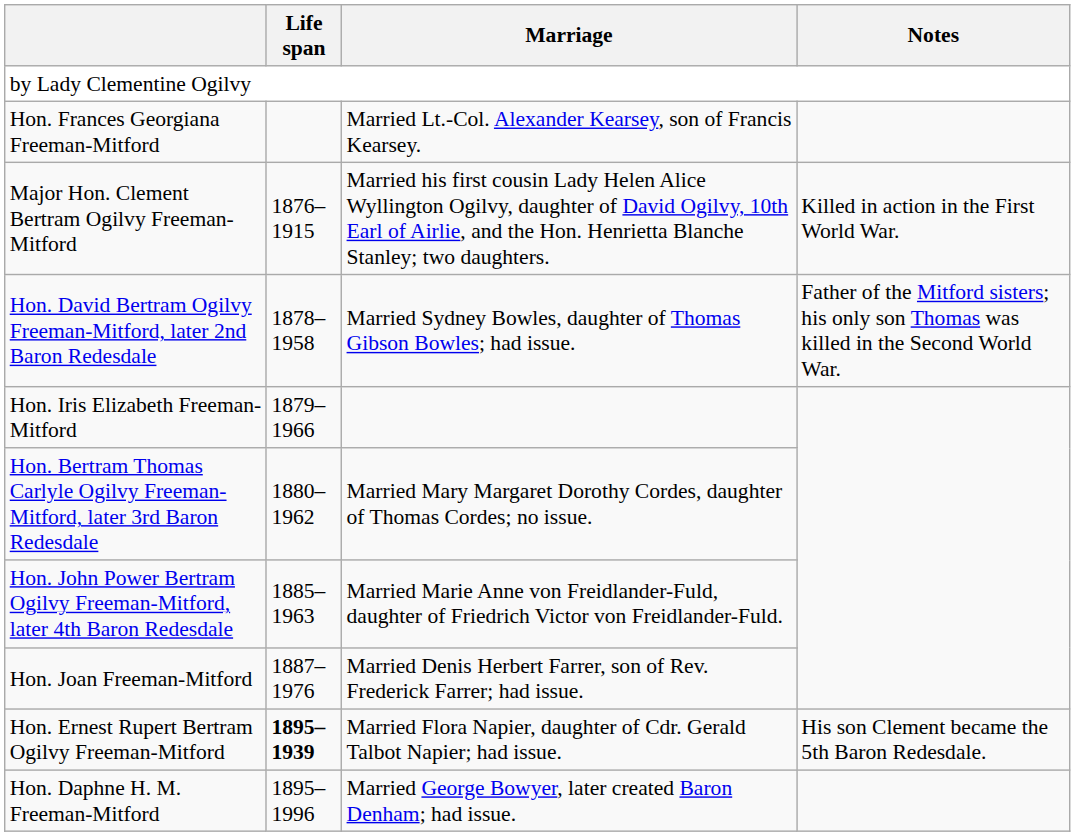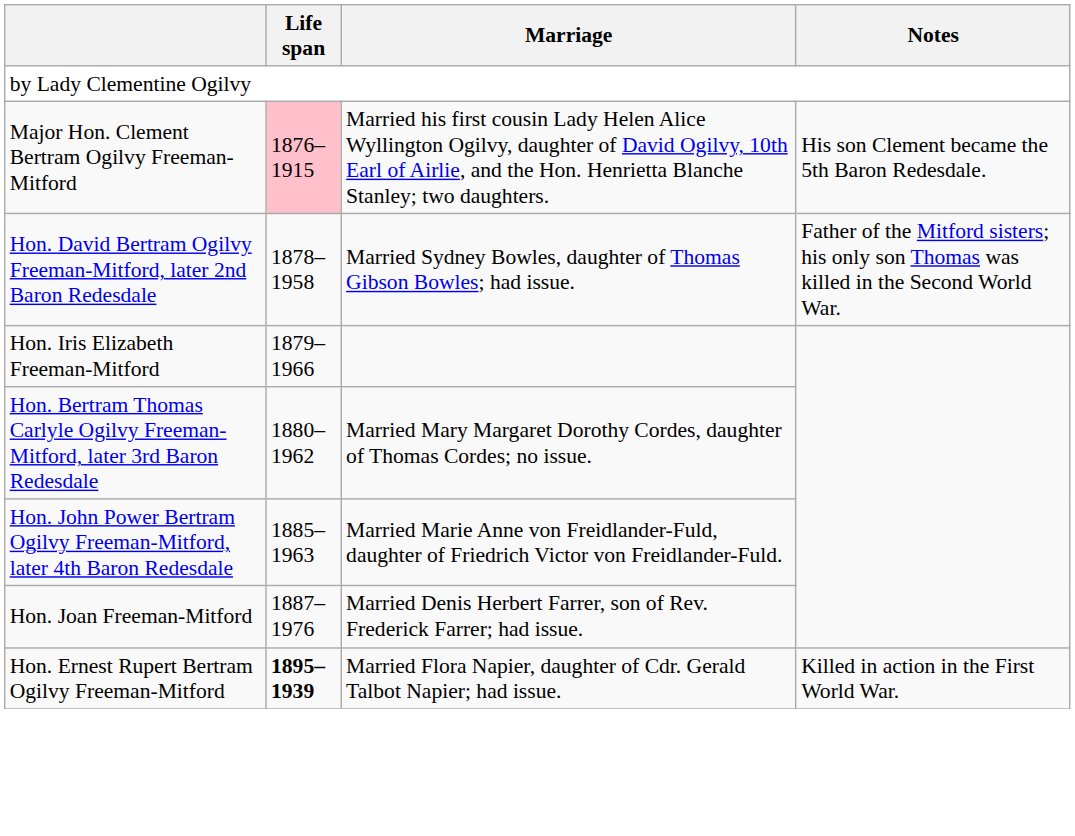- row: (115, 131)
(298, 218) no background -> (298, 157) pink background
(918, 218) Killed in action in the First World War. -> (925, 157) His son Clement became the 5th Baron Redesdale.
(925, 738) His son Clement became the 5th Baron Redesdale. -> (918, 677) Killed in action in the First World War.
- row: (95, 800)
